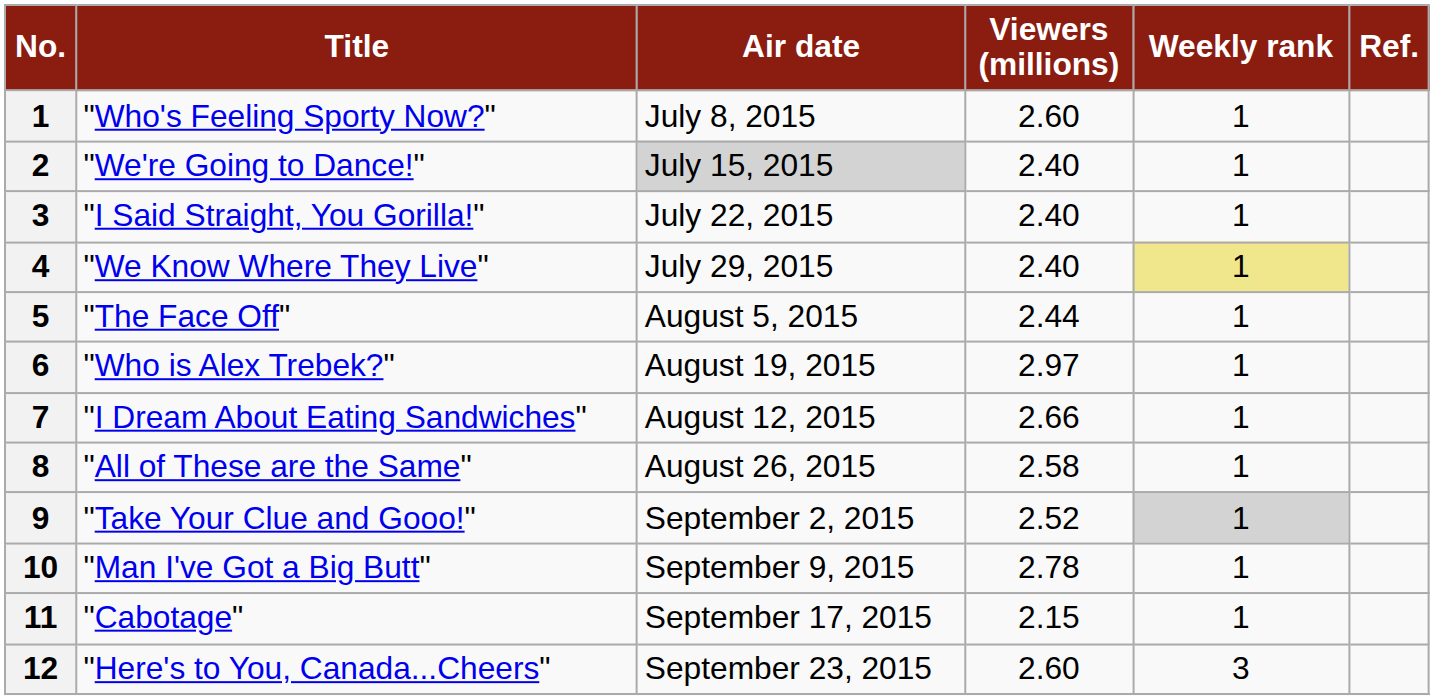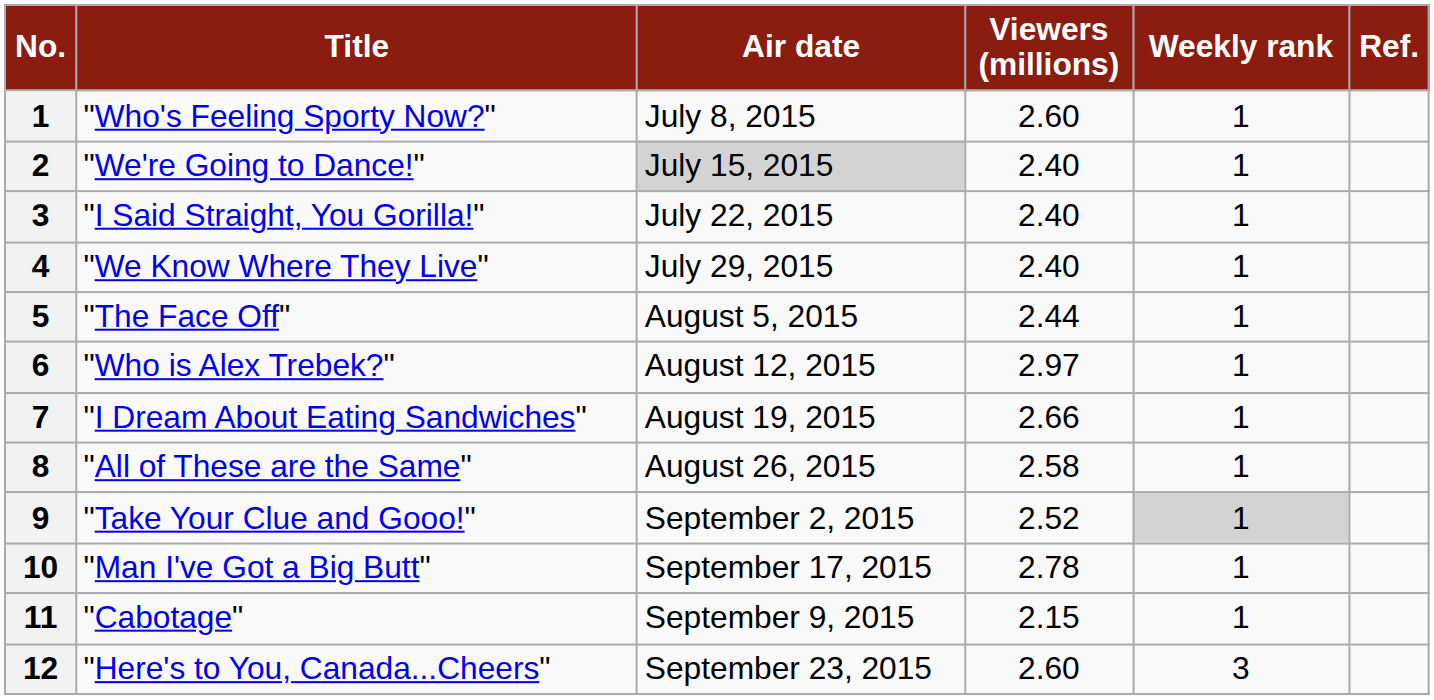(1241, 266) khaki background -> (1241, 266) no background
(760, 366) August 19, 2015 -> (760, 366) August 12, 2015
(760, 416) August 12, 2015 -> (760, 416) August 19, 2015
(780, 567) September 9, 2015 -> (788, 567) September 17, 2015
(788, 617) September 17, 2015 -> (780, 617) September 9, 2015
